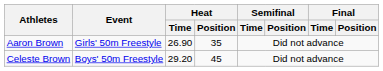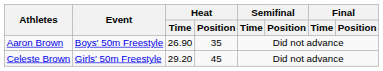(118, 43) Girls' 50m Freestyle -> (119, 43) Boys' 50m Freestyle
(119, 59) Boys' 50m Freestyle -> (118, 59) Girls' 50m Freestyle
